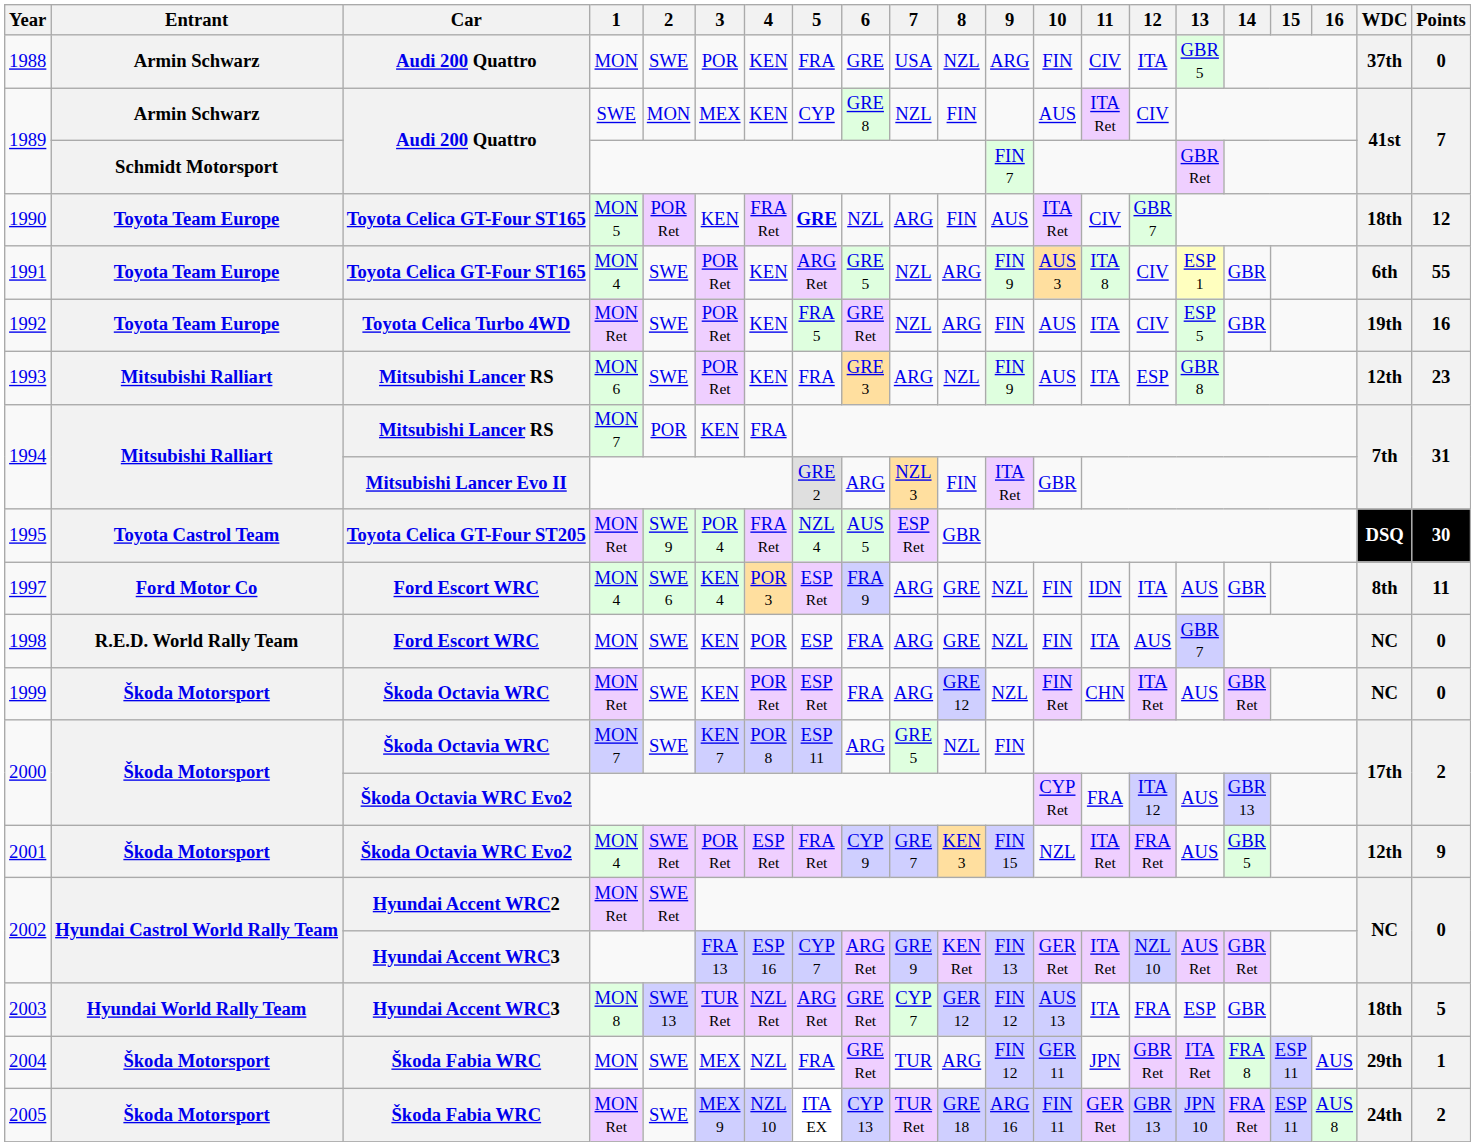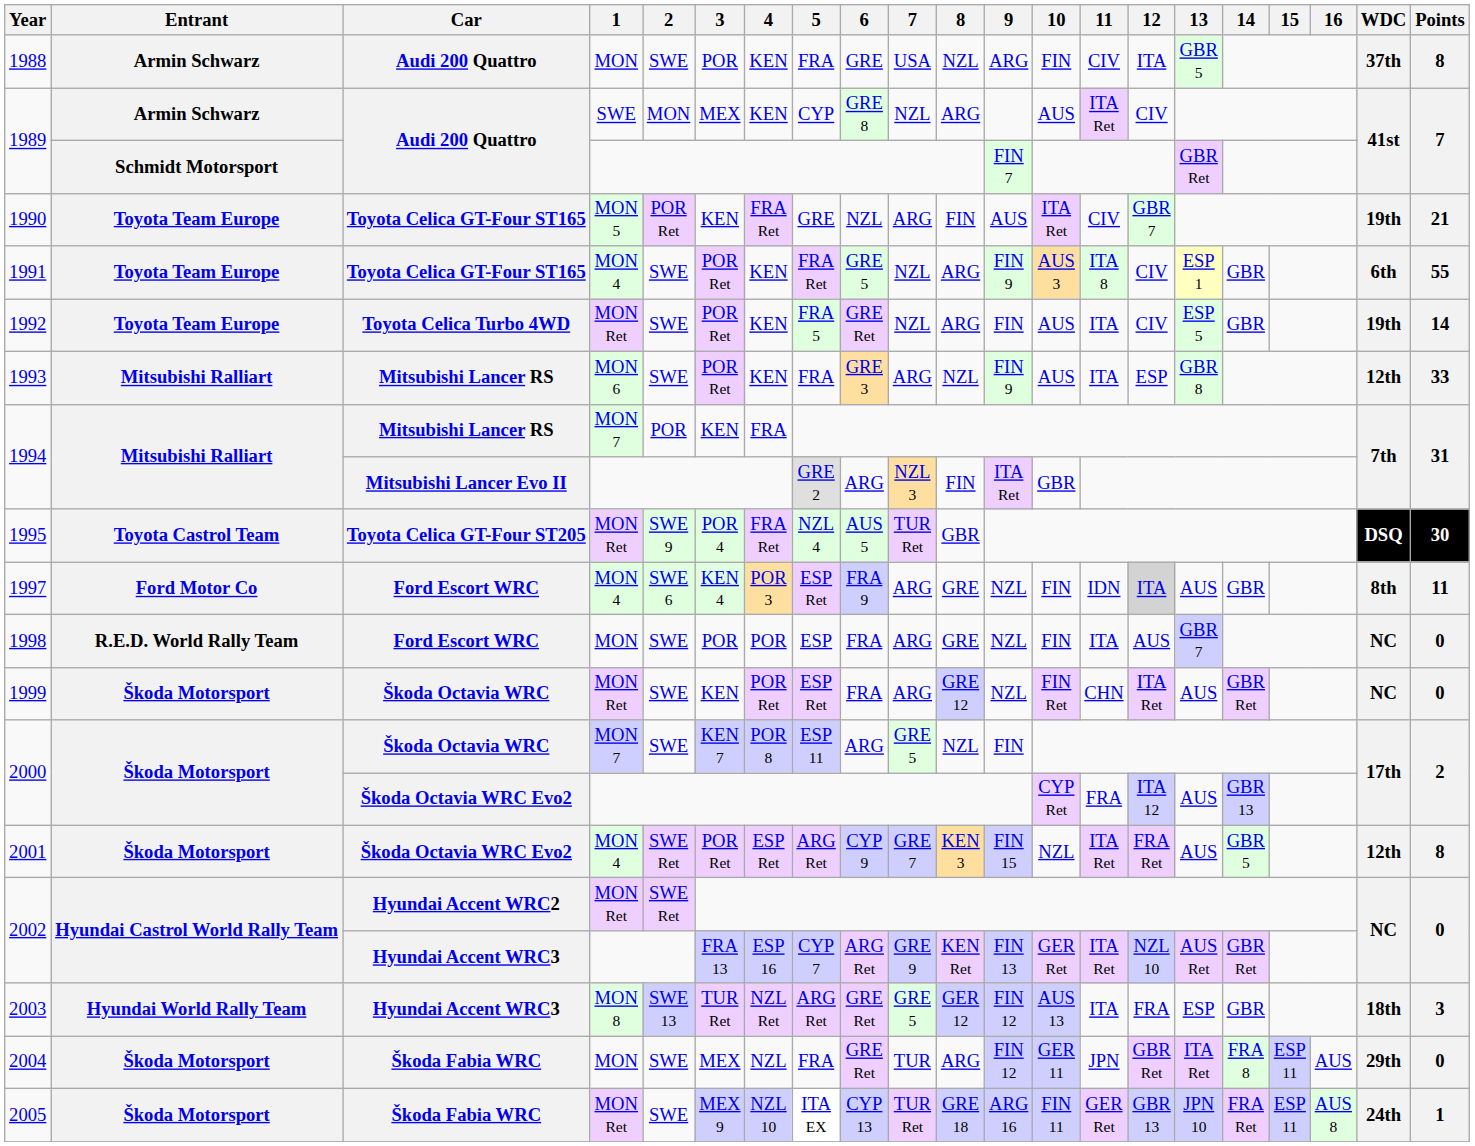(1441, 61) 0 -> (1440, 61) 8
(962, 113) FIN -> (961, 113) ARG
(817, 219) bold -> (816, 219) normal
(1385, 219) 18th -> (1384, 219) 19th
(1441, 219) 12 -> (1440, 219) 21
(817, 271) ARG Ret -> (816, 271) FRA Ret
(1441, 324) 16 -> (1440, 324) 14
(1441, 377) 23 -> (1440, 377) 33
(913, 534) ESP Ret -> (912, 534) TUR Ret
(1153, 587) no background -> (1152, 587) lightgrey background
(720, 640) KEN -> (720, 640) POR
(817, 850) FRA Ret -> (816, 850) ARG Ret
(1441, 851) 9 -> (1440, 851) 8
(913, 1008) CYP 7 -> (912, 1008) GRE 5
(1441, 1009) 5 -> (1440, 1009) 3
(1441, 1061) 1 -> (1440, 1061) 0
(1441, 1114) 2 -> (1440, 1114) 1
